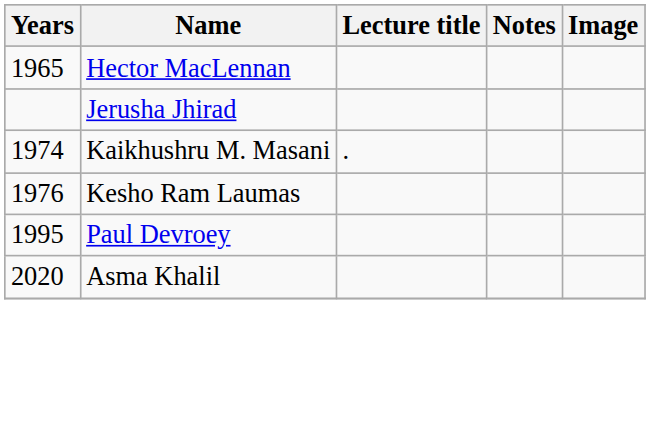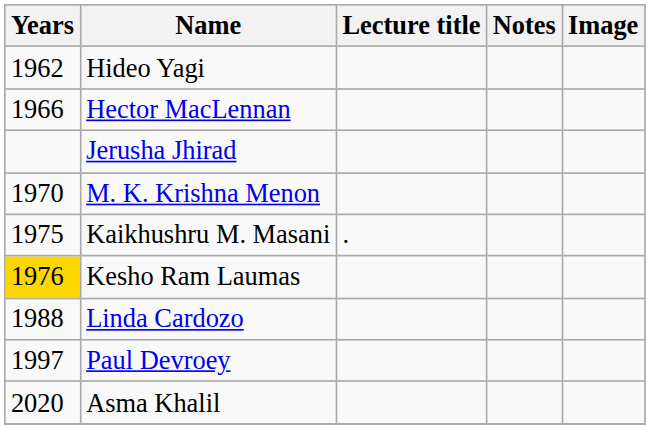+ row: (146, 67)
(37, 67) 1965 -> (37, 109) 1966
+ row: (203, 192)
(37, 151) 1974 -> (37, 234) 1975
(37, 192) no background -> (37, 276) gold background
+ row: (165, 318)
(37, 234) 1995 -> (37, 360) 1997
